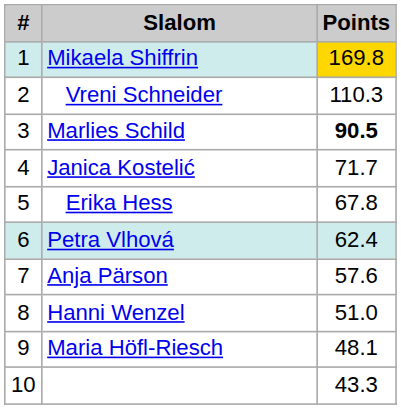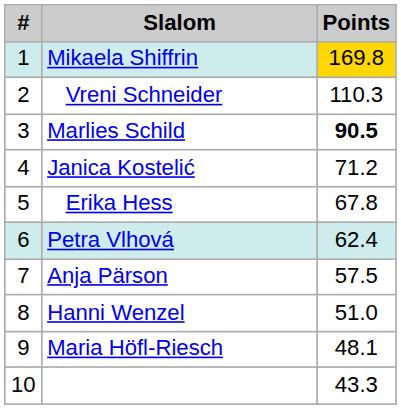(356, 167) 71.7 -> (356, 167) 71.2
(356, 275) 57.6 -> (356, 275) 57.5
